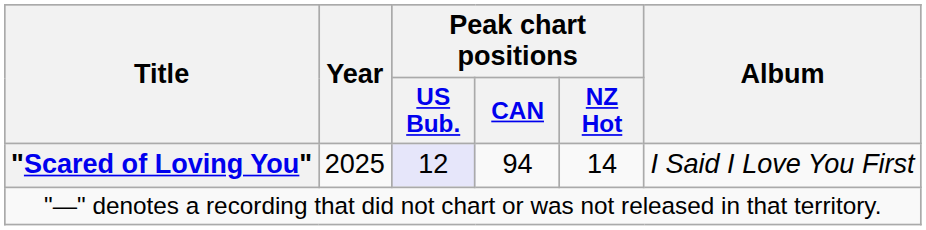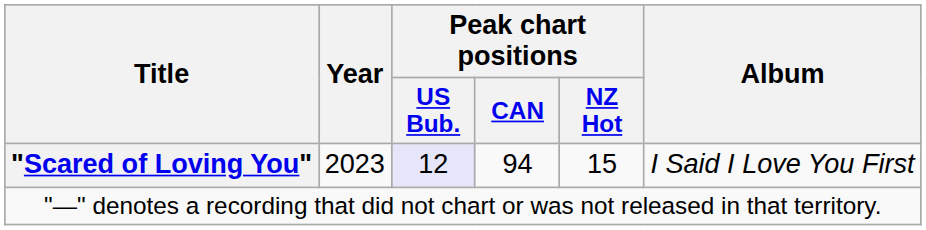(355, 164) 2025 -> (355, 164) 2023
(602, 164) 14 -> (602, 164) 15
